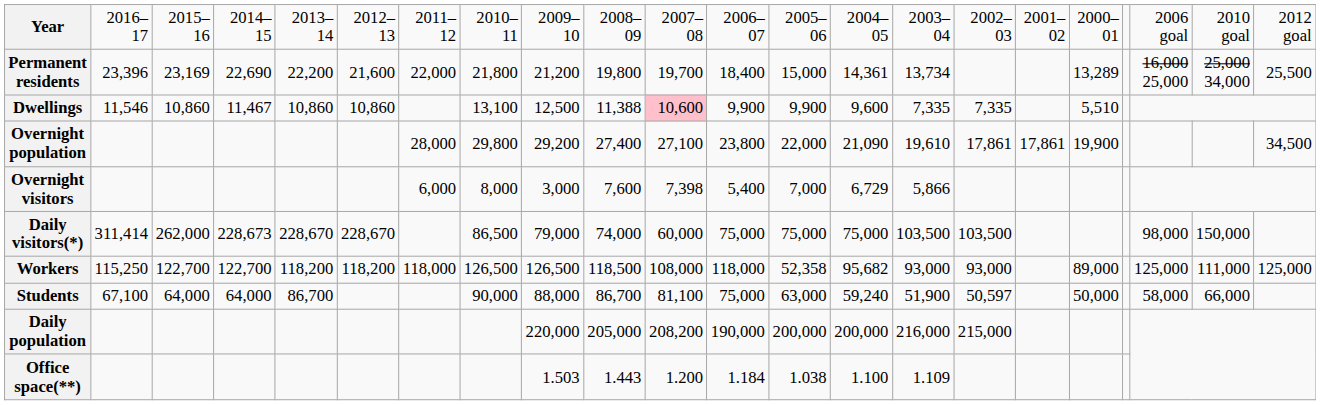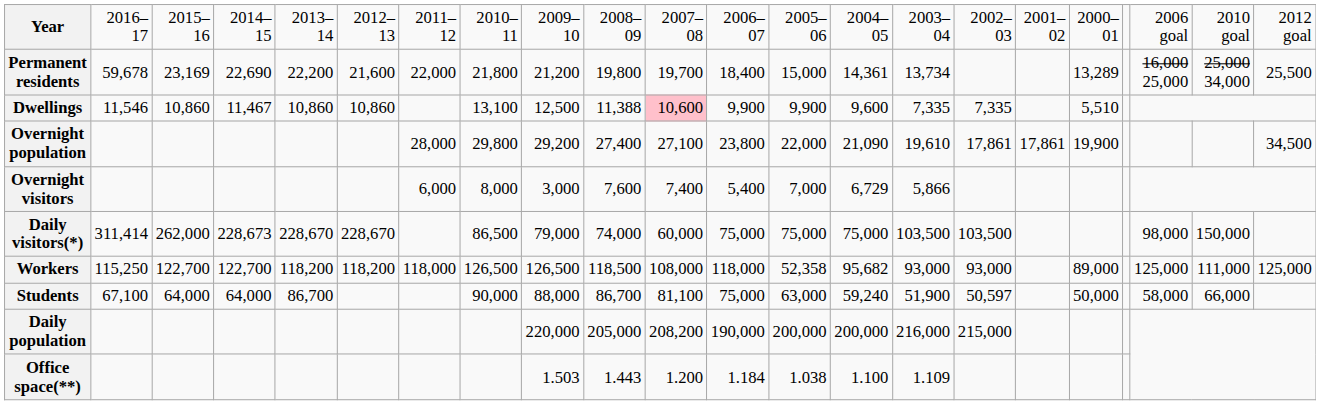(125, 72) 23,396 -> (125, 72) 59,678
(684, 188) 7,398 -> (684, 188) 7,400
